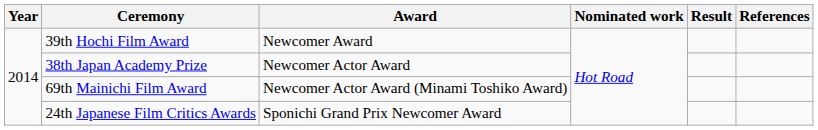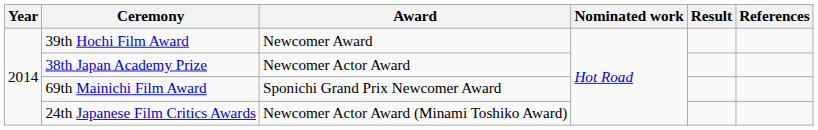(415, 88) Newcomer Actor Award (Minami Toshiko Award) -> (382, 88) Sponichi Grand Prix Newcomer Award
(382, 112) Sponichi Grand Prix Newcomer Award -> (415, 112) Newcomer Actor Award (Minami Toshiko Award)
